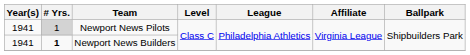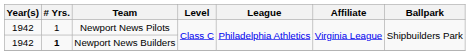(23, 28) 1941 -> (23, 28) 1942
(57, 28) lightgrey background -> (57, 28) no background
(23, 43) 1941 -> (23, 43) 1942
